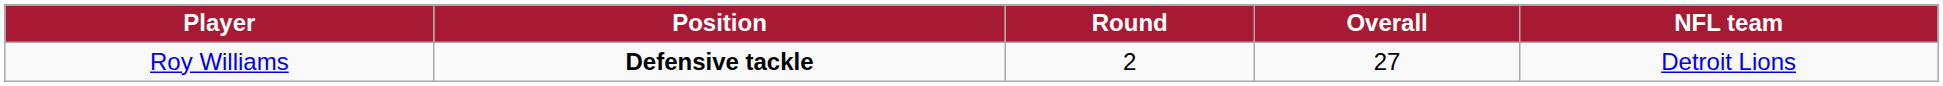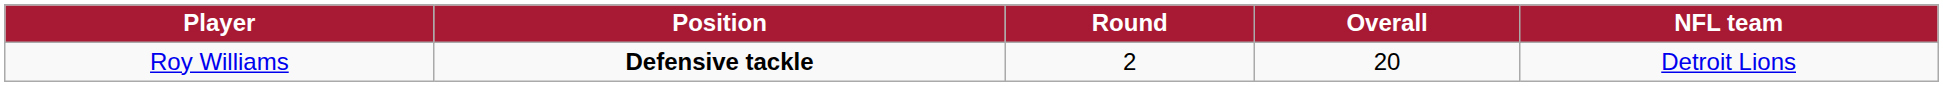(1387, 61) 27 -> (1387, 61) 20
